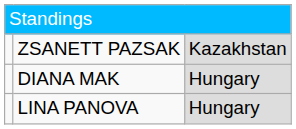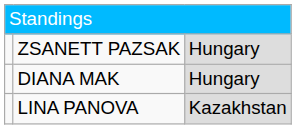(238, 49) Kazakhstan -> (224, 49) Hungary
(224, 108) Hungary -> (238, 108) Kazakhstan
